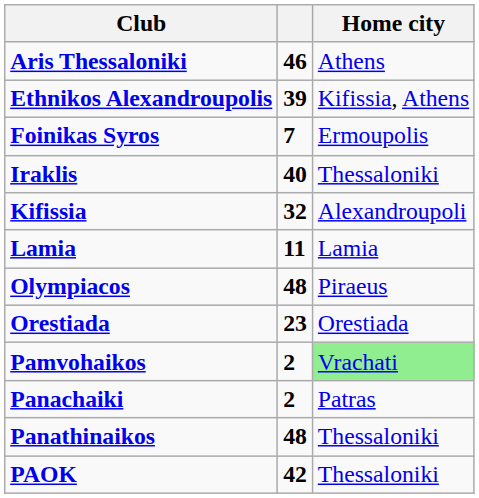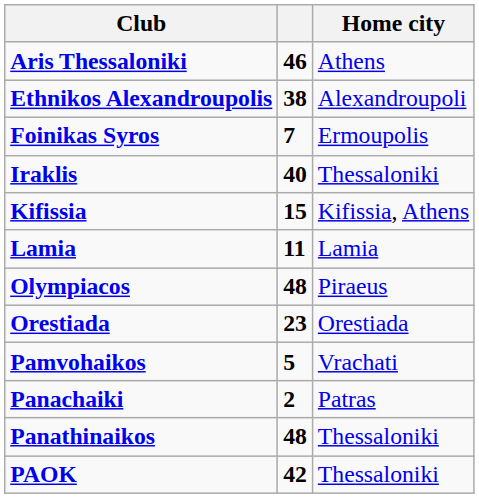(295, 98) 39 -> (295, 98) 38
(393, 98) Kifissia, Athens -> (392, 98) Alexandroupoli
(295, 211) 32 -> (295, 211) 15
(392, 211) Alexandroupoli -> (393, 211) Kifissia, Athens
(289, 361) 2 -> (289, 361) 5
(358, 361) lightgreen background -> (358, 361) no background
